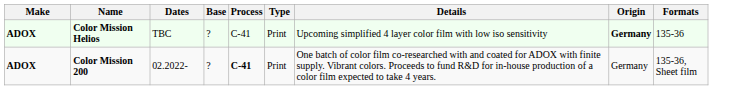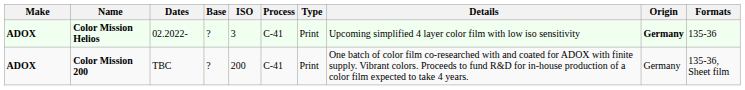+ column: (245, 12)
(162, 33) TBC -> (170, 33) 02.2022-
(170, 66) 02.2022- -> (162, 66) TBC
(241, 66) bold -> (273, 66) normal
